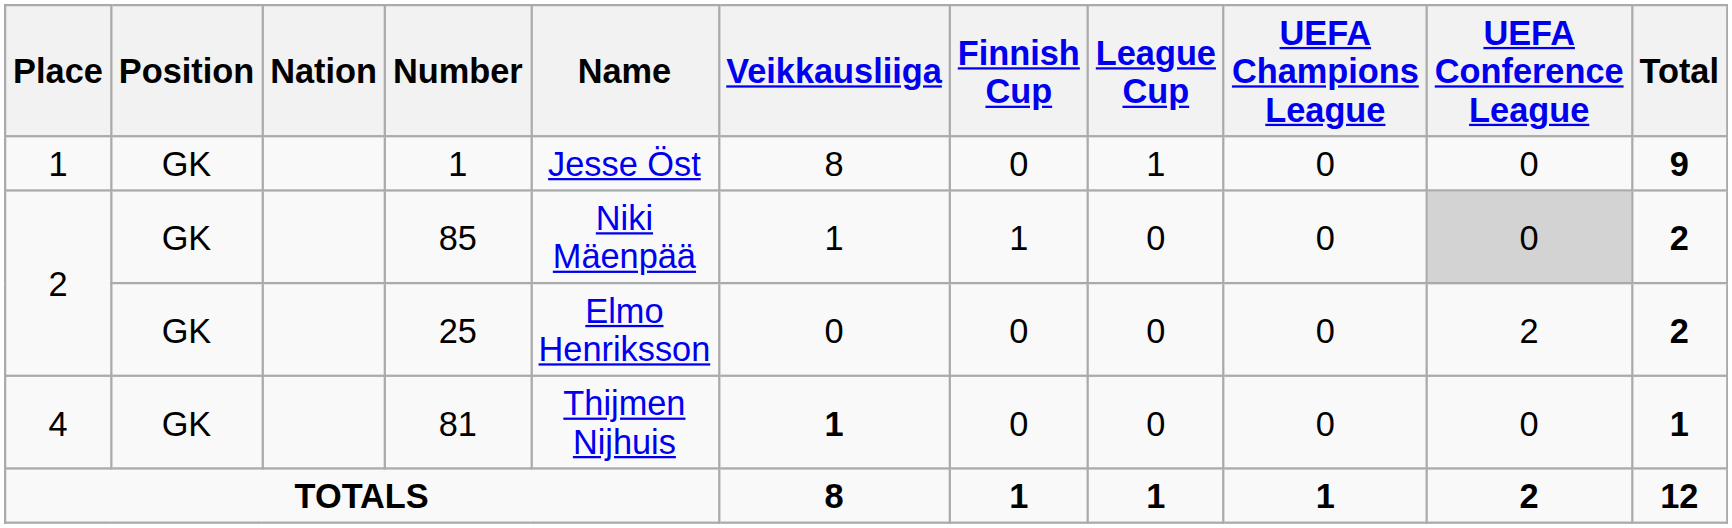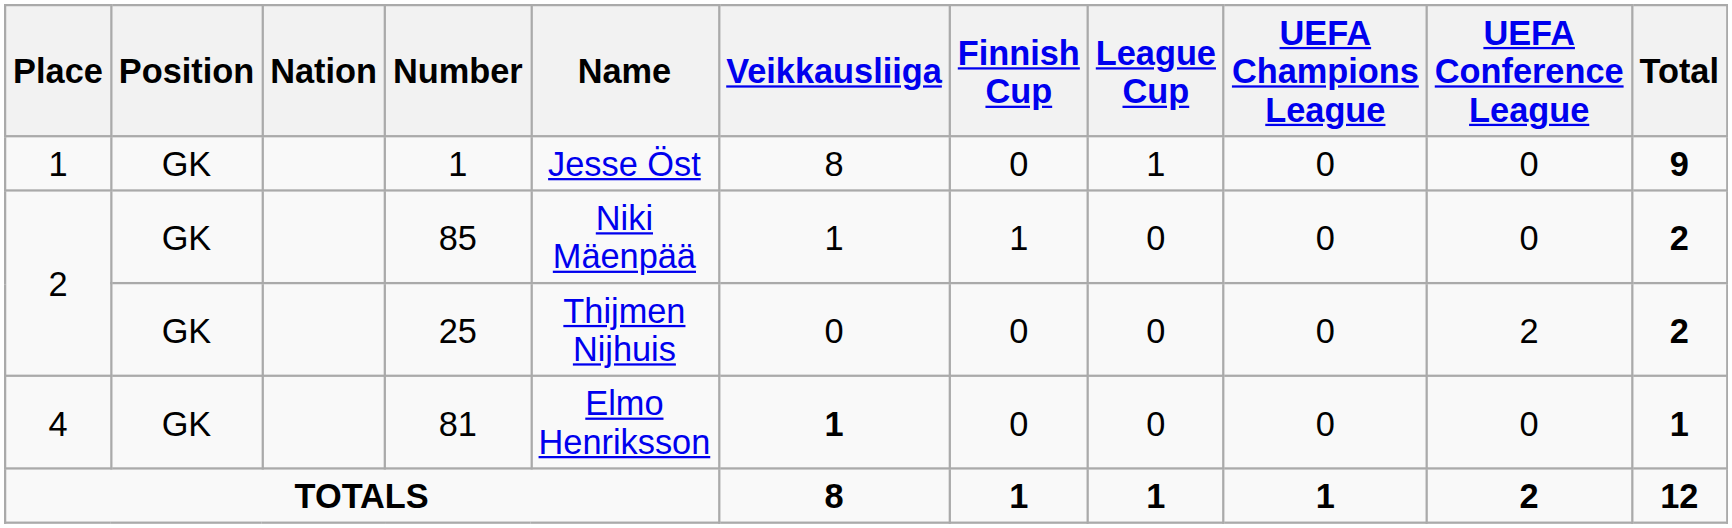(1529, 237) lightgrey background -> (1529, 237) no background
(624, 330) Elmo Henriksson -> (624, 330) Thijmen Nijhuis
(624, 423) Thijmen Nijhuis -> (624, 423) Elmo Henriksson
